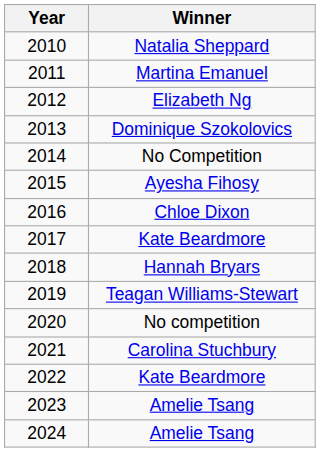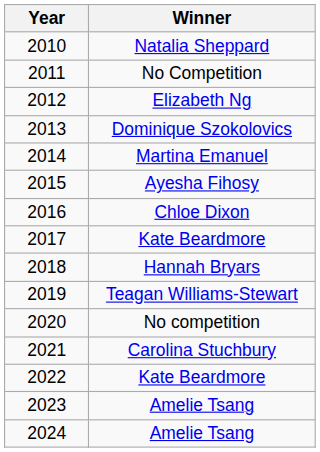(202, 73) Martina Emanuel -> (202, 73) No Competition
(202, 156) No Competition -> (202, 156) Martina Emanuel
